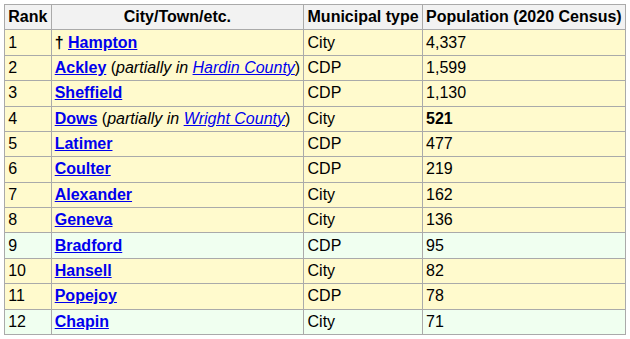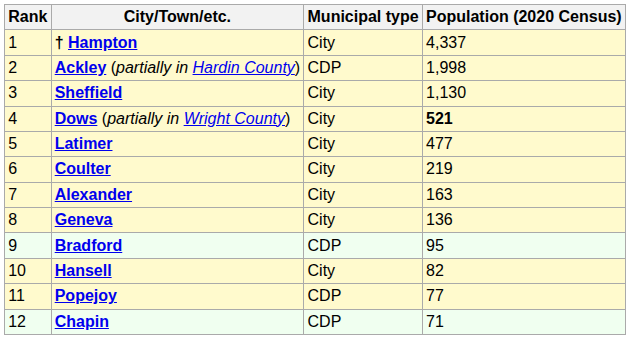(446, 67) 1,599 -> (446, 67) 1,998
(324, 93) CDP -> (321, 93) City
(324, 144) CDP -> (321, 144) City
(324, 169) CDP -> (321, 169) City
(439, 194) 162 -> (439, 194) 163
(435, 296) 78 -> (435, 296) 77
(321, 321) City -> (324, 321) CDP
